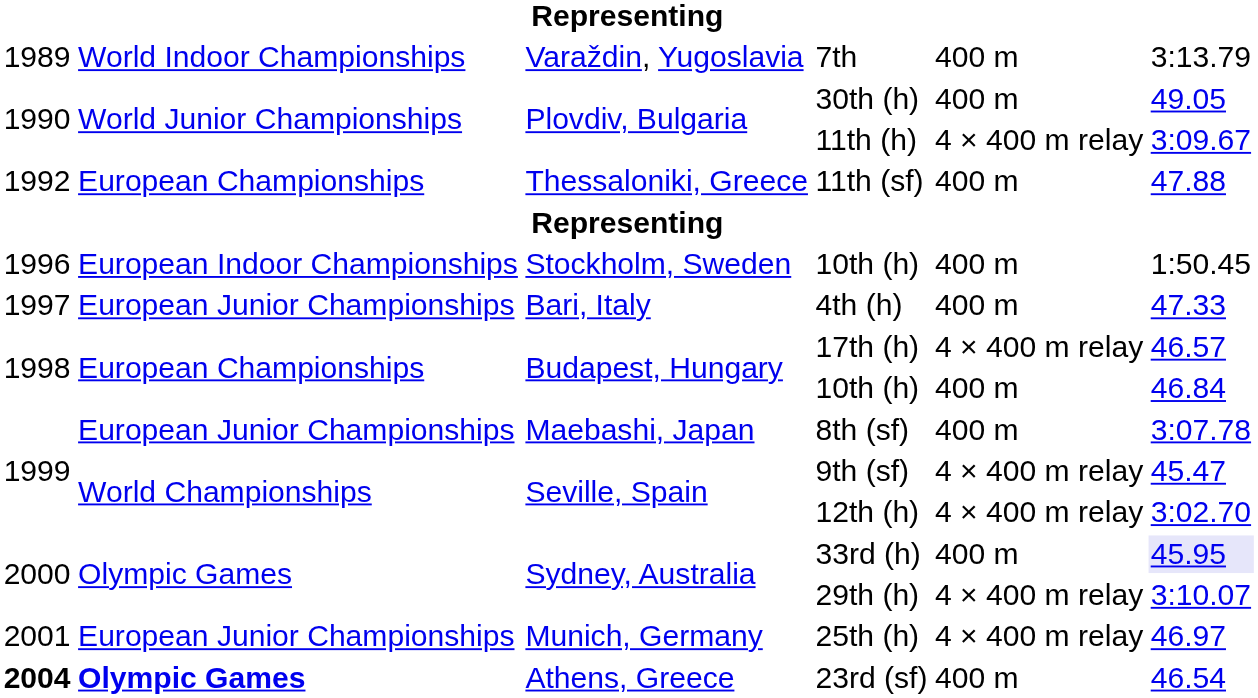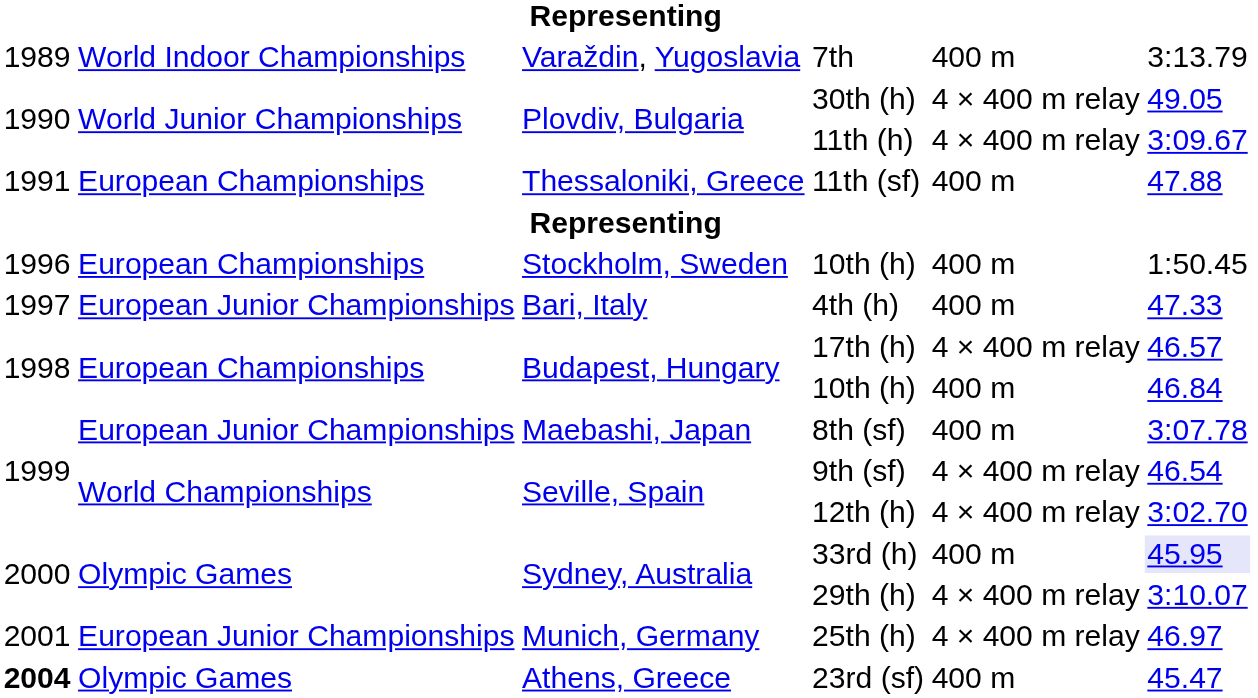(977, 98) 400 m -> (1036, 98) 4 × 400 m relay
(37, 181) 1992 -> (37, 181) 1991
(298, 264) European Indoor Championships -> (251, 264) European Championships
(1188, 471) 45.47 -> (1185, 471) 46.54
(192, 677) bold -> (185, 677) normal
(1188, 677) 46.54 -> (1185, 677) 45.47
